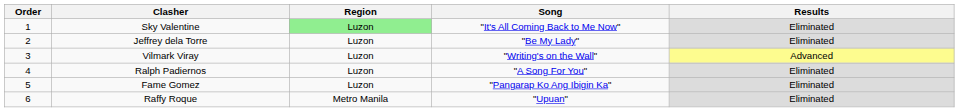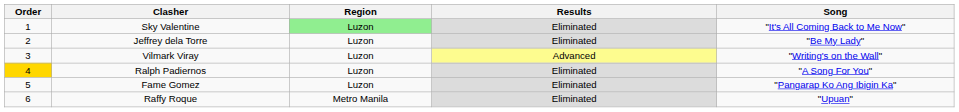columns swapped: (550, 12) <-> (812, 12)
(28, 70) no background -> (28, 70) gold background
